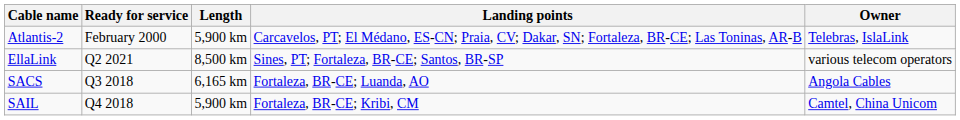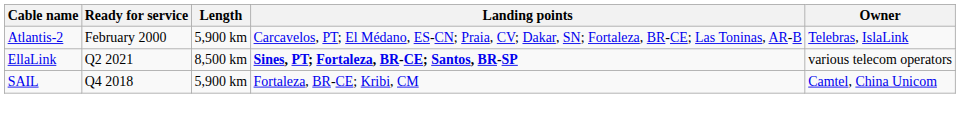(379, 59) normal -> (386, 59) bold
- row: (25, 81)
